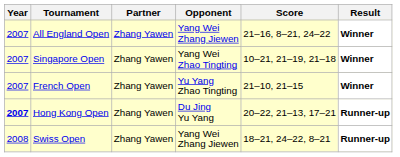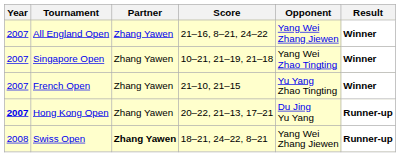columns swapped: (208, 12) <-> (290, 12)
(144, 139) normal -> (145, 139) bold
